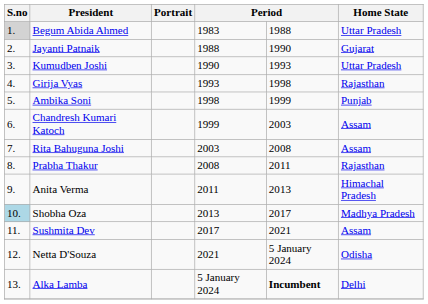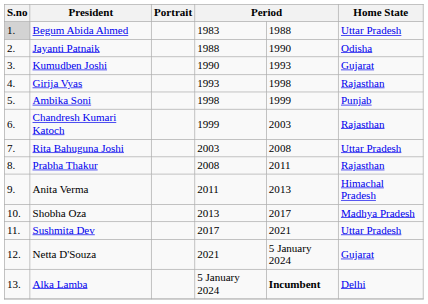(358, 48) Gujarat -> (357, 48) Odisha
(371, 65) Uttar Pradesh -> (358, 65) Gujarat
(356, 124) Assam -> (363, 124) Rajasthan
(356, 148) Assam -> (371, 148) Uttar Pradesh
(14, 213) lightblue background -> (14, 213) no background
(356, 230) Assam -> (371, 230) Uttar Pradesh
(357, 254) Odisha -> (358, 254) Gujarat
